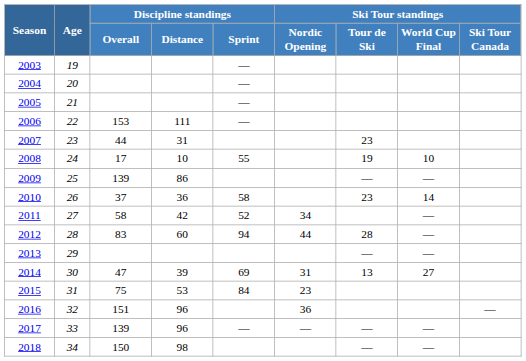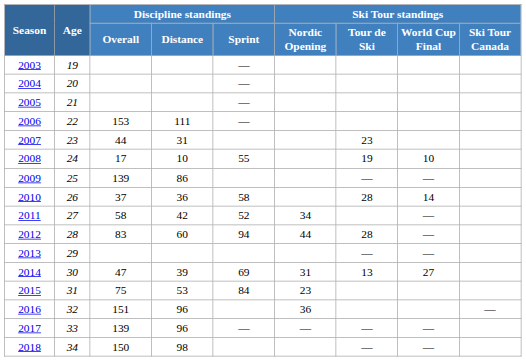(367, 196) 23 -> (367, 196) 28
